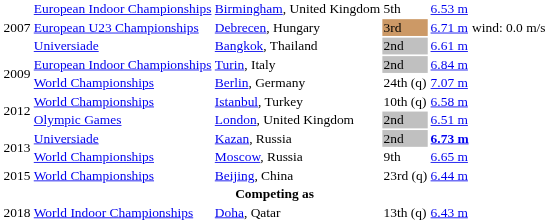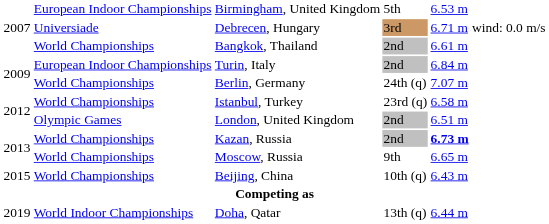(116, 27) European U23 Championships -> (66, 27) Universiade
(66, 46) Universiade -> (94, 46) World Championships
(405, 101) 10th (q) -> (405, 101) 23rd (q)
(66, 138) Universiade -> (94, 138) World Championships
(405, 175) 23rd (q) -> (405, 175) 10th (q)
(449, 175) 6.44 m -> (449, 175) 6.43 m
(17, 212) 2018 -> (17, 212) 2019
(449, 212) 6.43 m -> (449, 212) 6.44 m
